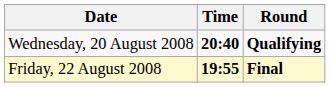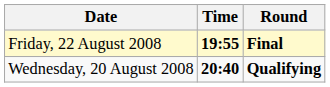rows swapped: (101, 43) <-> (85, 69)
